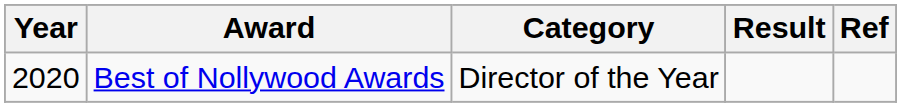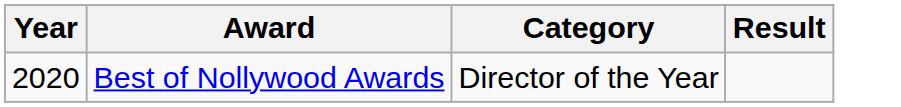- column: (864, 28)
